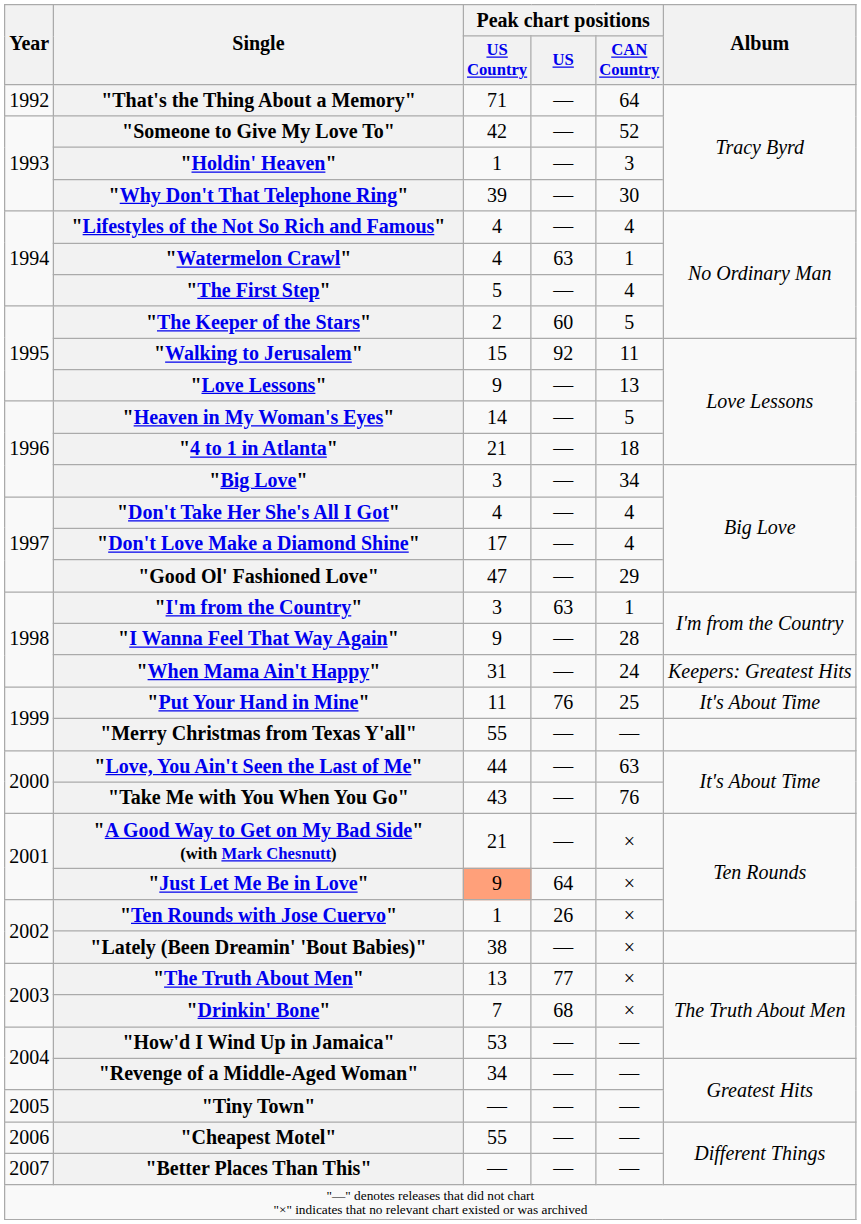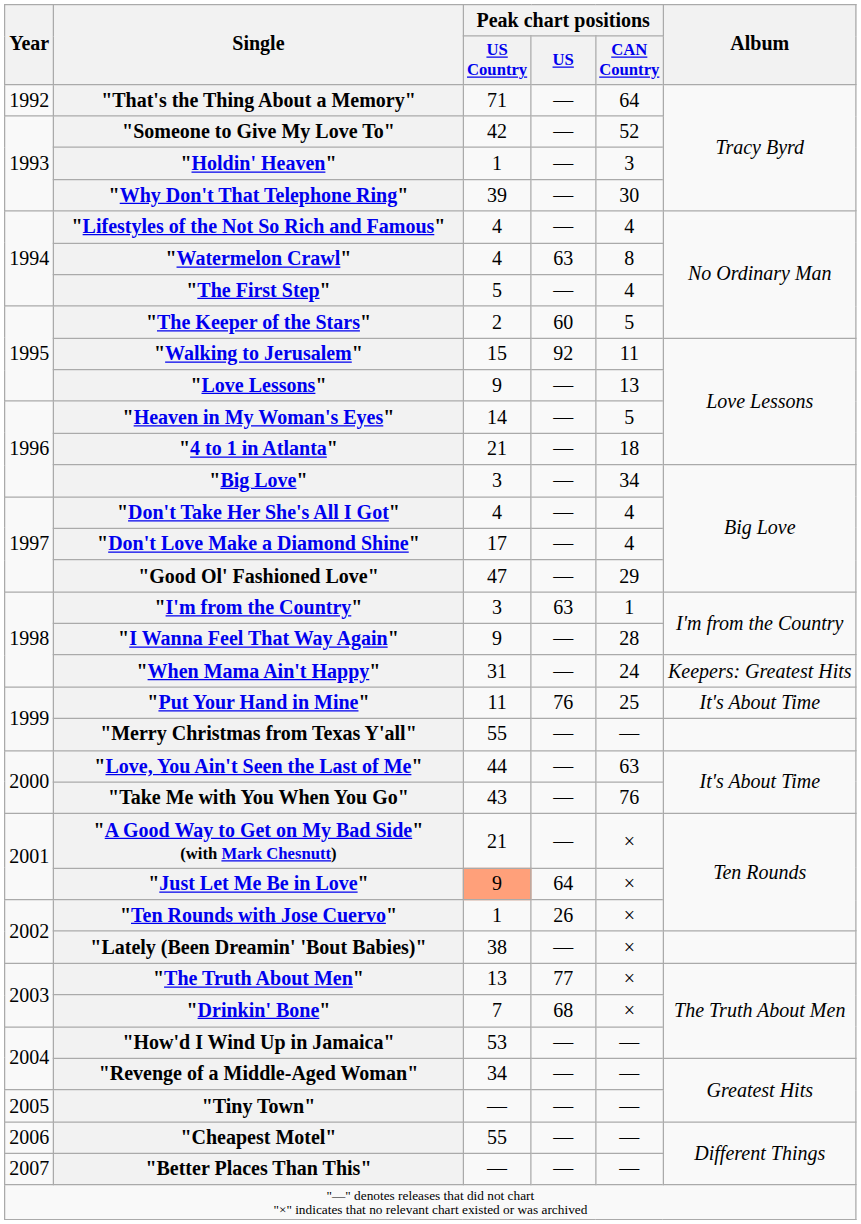(629, 258) 1 -> (629, 258) 8
